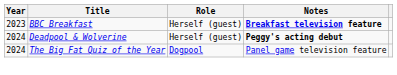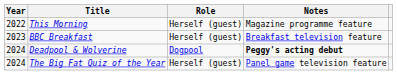+ row: (59, 24)
(314, 24) bold -> (314, 37) normal
(206, 37) Herself (guest) -> (186, 50) Dogpool
(186, 50) Dogpool -> (206, 63) Herself (guest)
